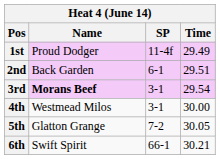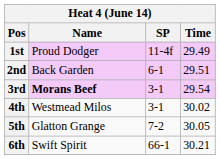(196, 107) 30.00 -> (196, 107) 30.02
